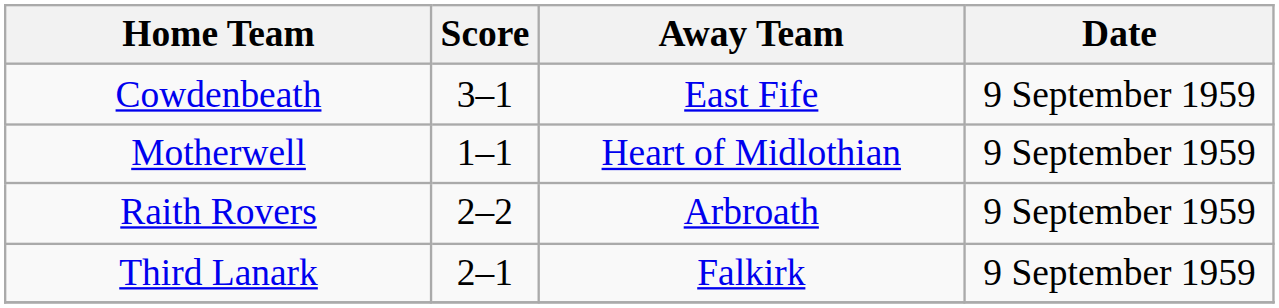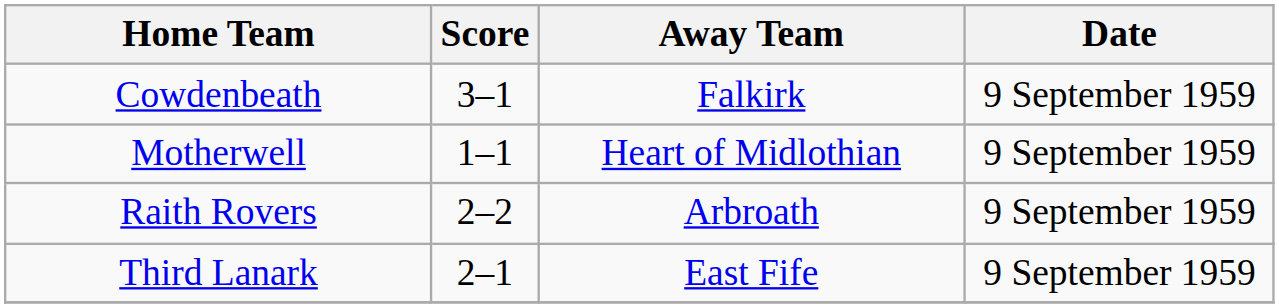(751, 93) East Fife -> (751, 93) Falkirk
(751, 271) Falkirk -> (751, 271) East Fife
